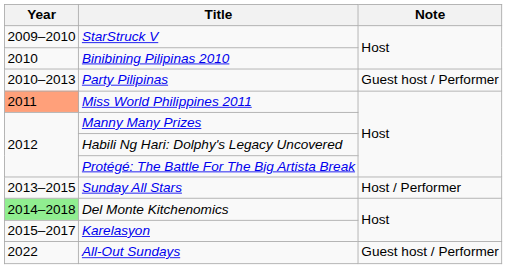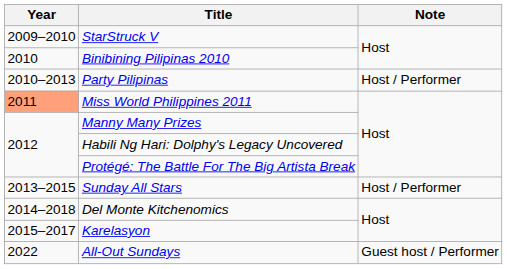(430, 79) Guest host / Performer -> (411, 79) Host / Performer
(42, 209) lightgreen background -> (42, 209) no background
